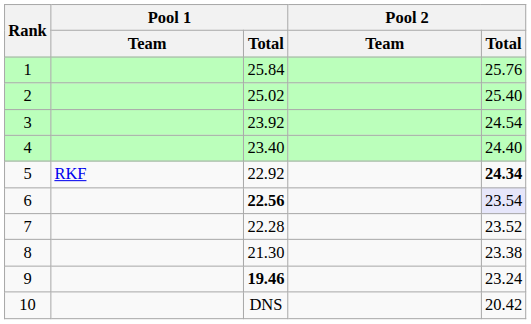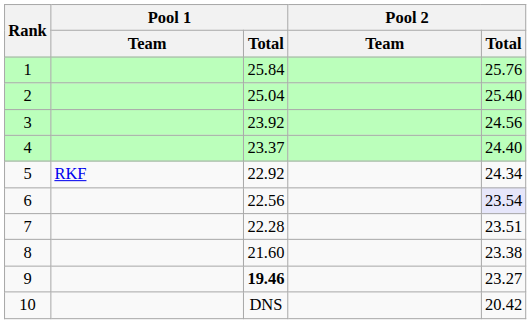(266, 95) 25.02 -> (266, 95) 25.04
(504, 122) 24.54 -> (504, 122) 24.56
(266, 148) 23.40 -> (266, 148) 23.37
(504, 174) bold -> (504, 174) normal
(266, 200) bold -> (266, 200) normal
(504, 226) 23.52 -> (504, 226) 23.51
(266, 252) 21.30 -> (266, 252) 21.60
(504, 278) 23.24 -> (504, 278) 23.27
